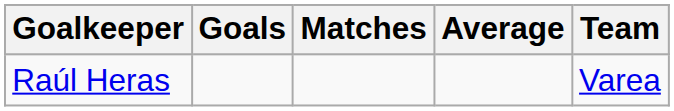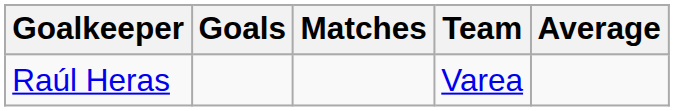columns swapped: (503, 29) <-> (620, 29)
